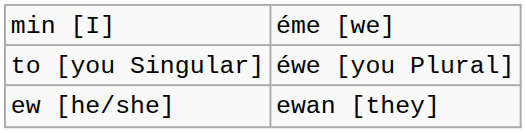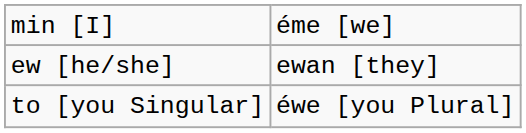rows swapped: (138, 66) <-> (93, 106)
